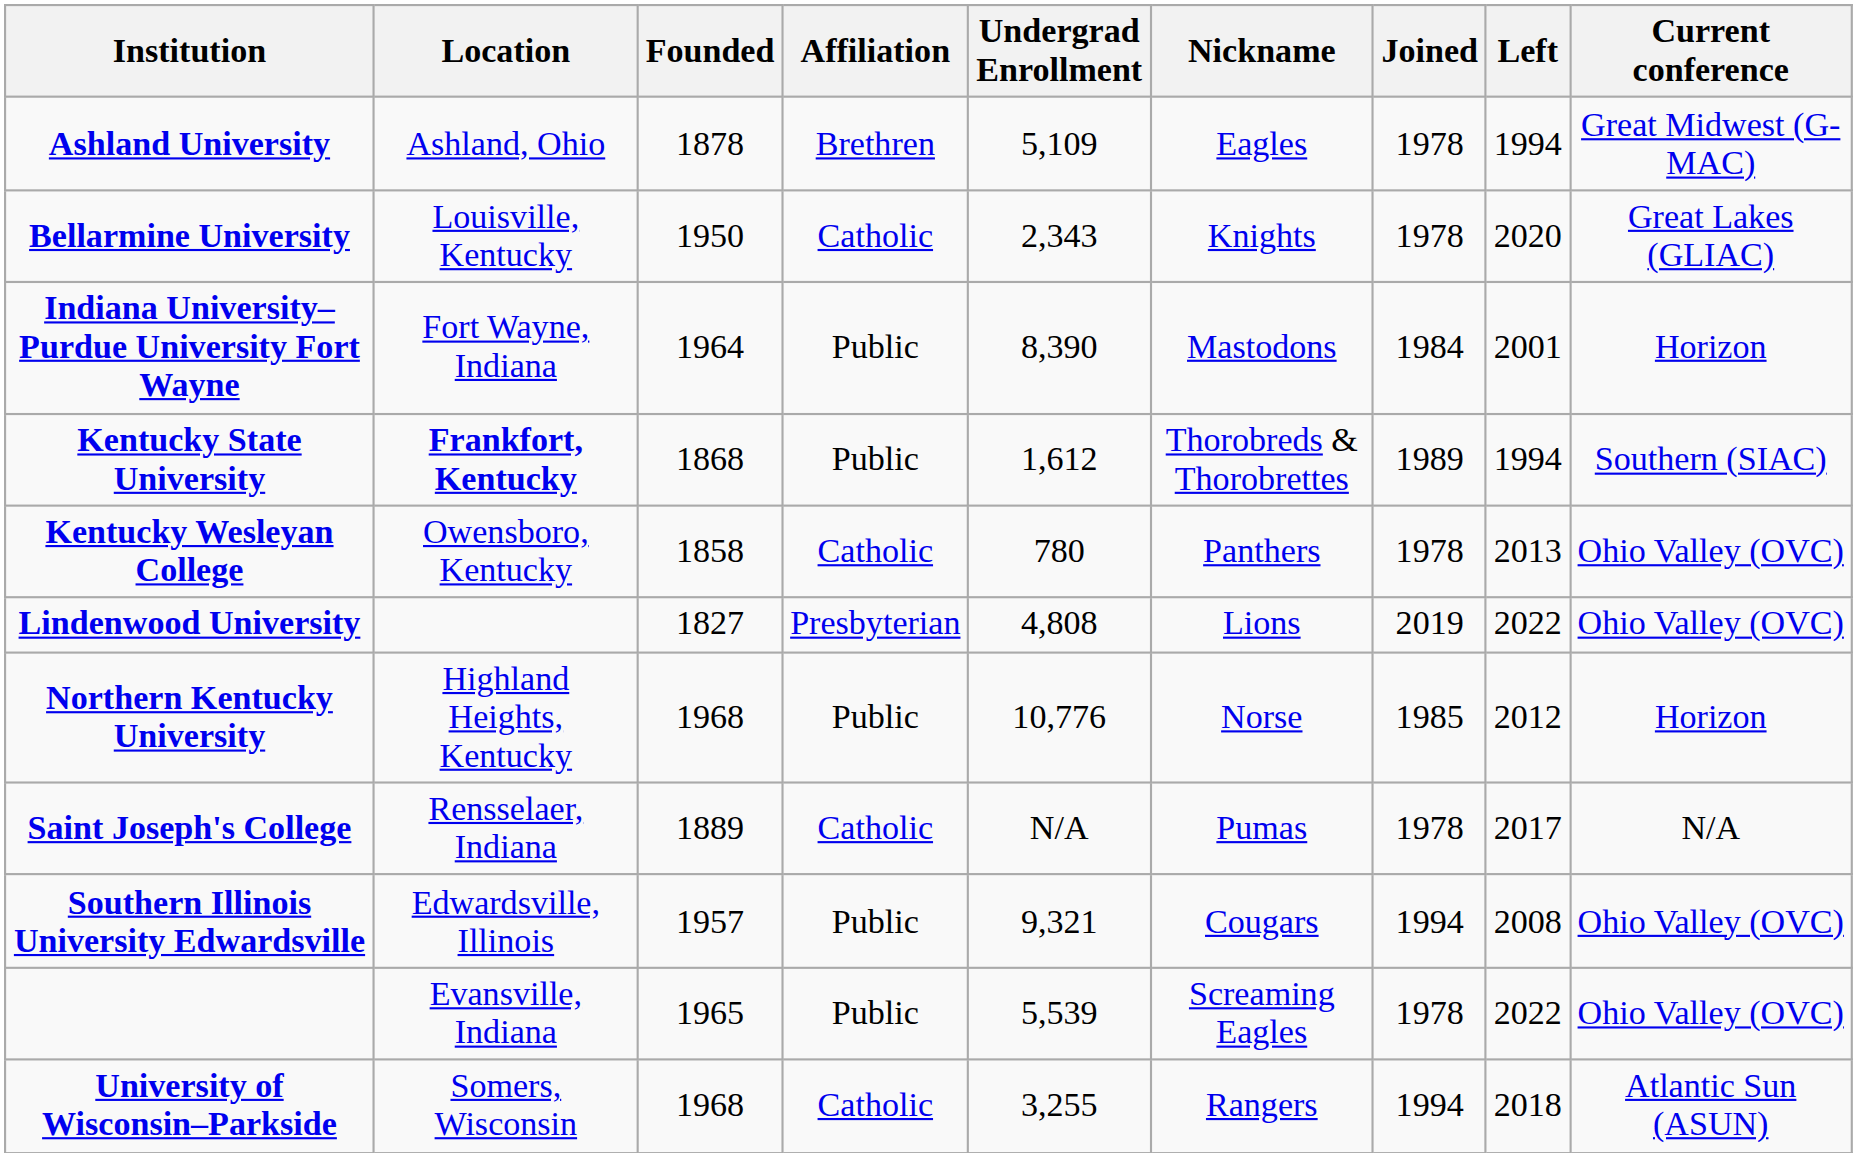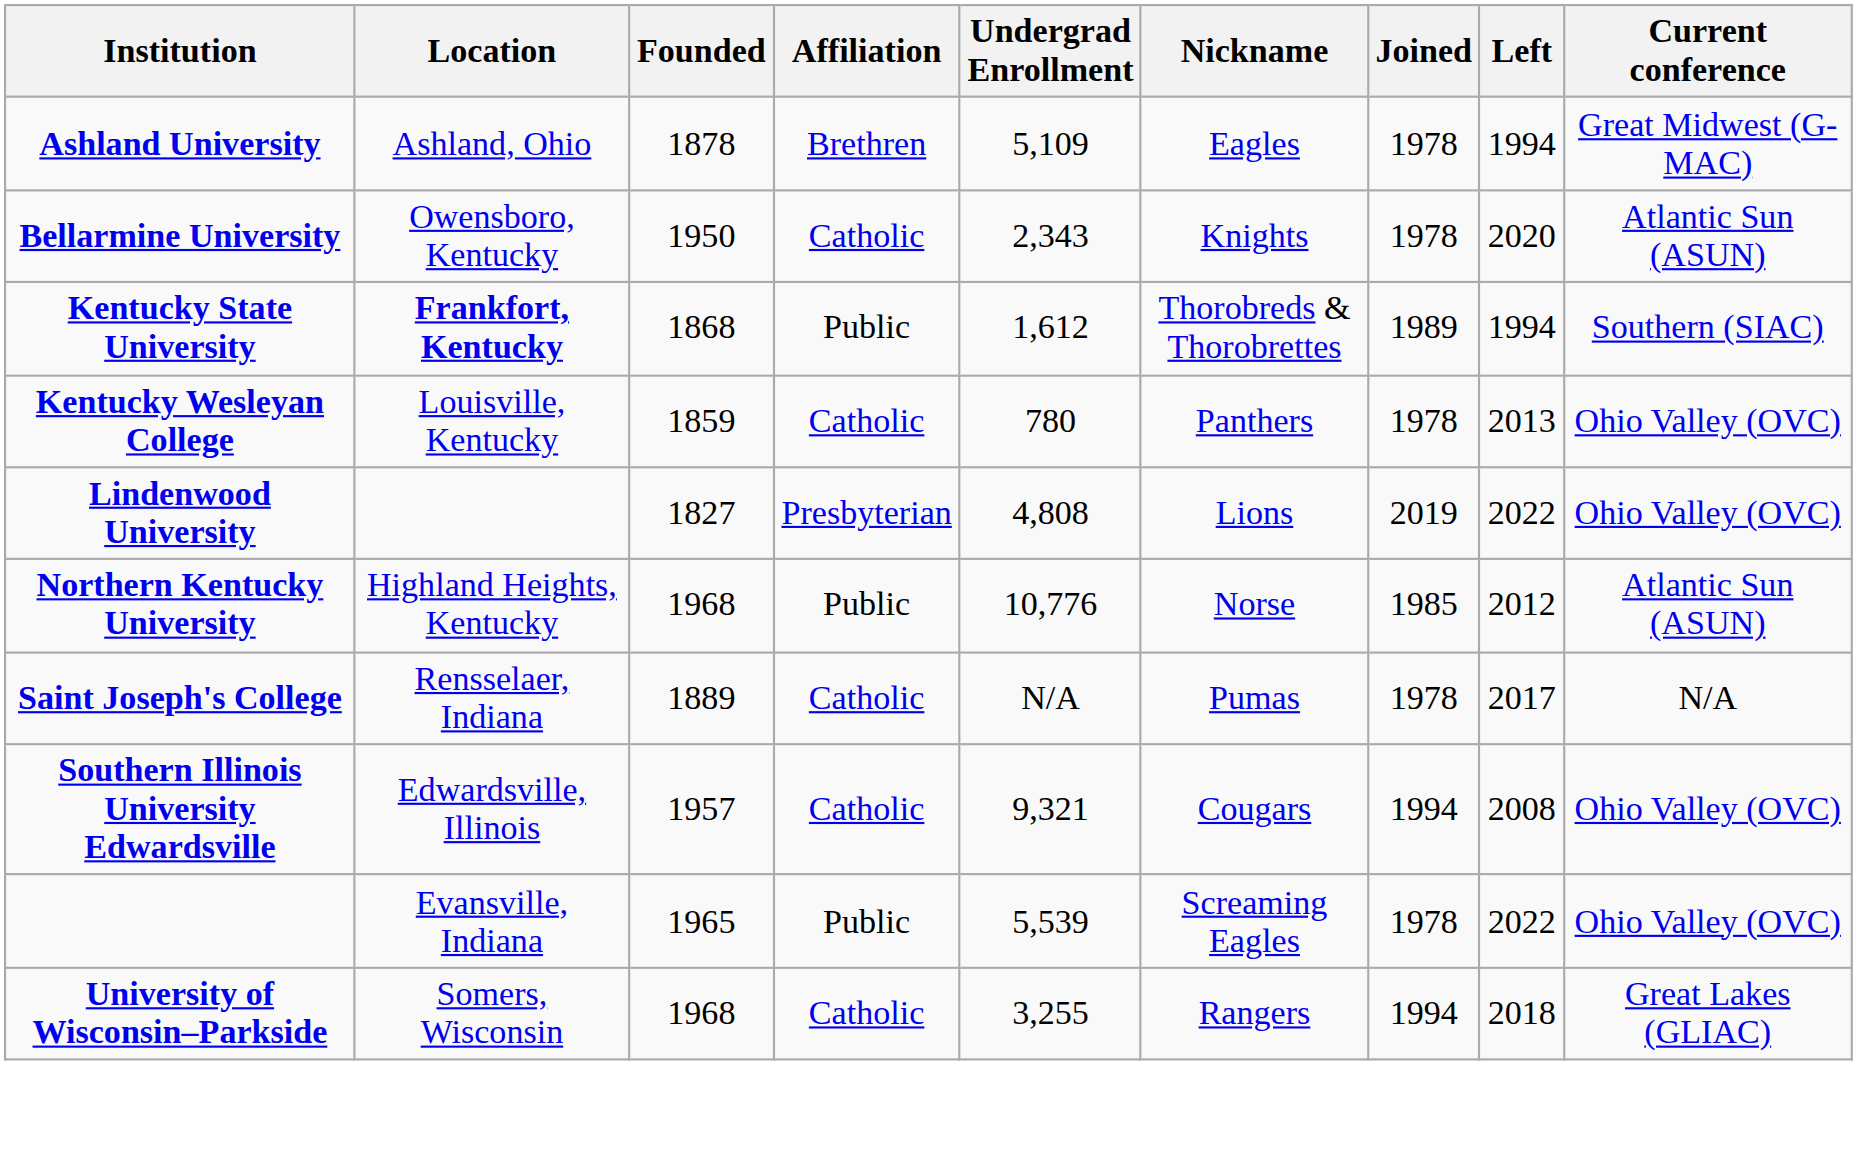(506, 235) Louisville, Kentucky -> (492, 235) Owensboro, Kentucky
(1711, 235) Great Lakes (GLIAC) -> (1708, 235) Atlantic Sun (ASUN)
- row: (189, 347)
(506, 550) Owensboro, Kentucky -> (492, 420) Louisville, Kentucky
(710, 550) 1858 -> (701, 420) 1859
(1711, 716) Horizon -> (1708, 605) Atlantic Sun (ASUN)
(875, 920) Public -> (867, 808) Catholic
(1711, 1105) Atlantic Sun (ASUN) -> (1708, 1012) Great Lakes (GLIAC)
